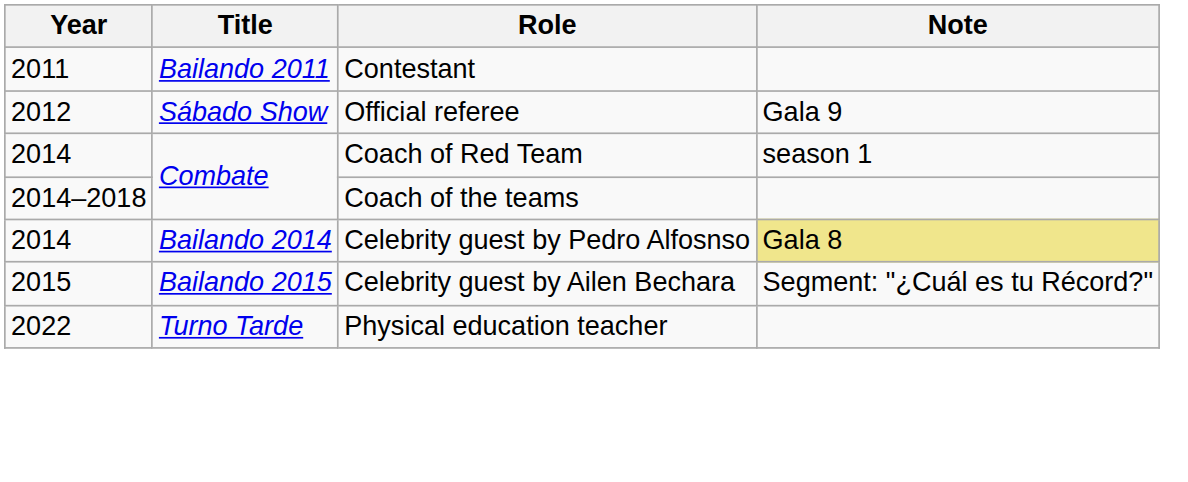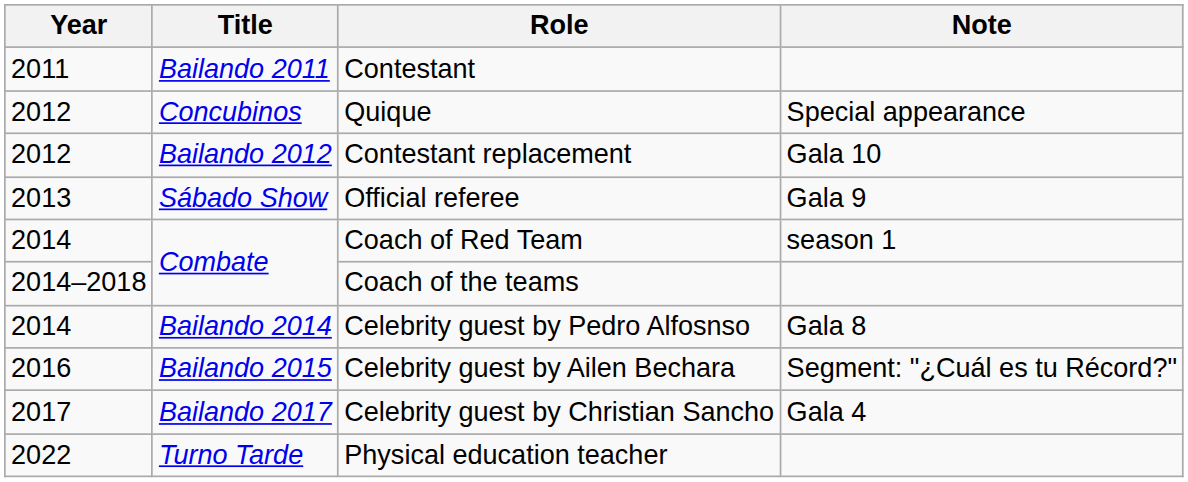+ row: (388, 111)
+ row: (488, 154)
(41, 111) 2012 -> (41, 197) 2013
(802, 240) khaki background -> (826, 326) no background
(41, 283) 2015 -> (41, 369) 2016
+ row: (559, 411)
